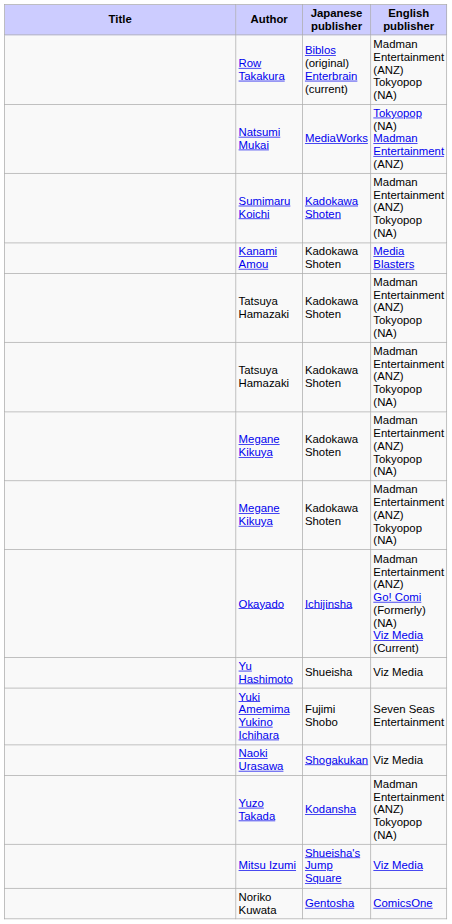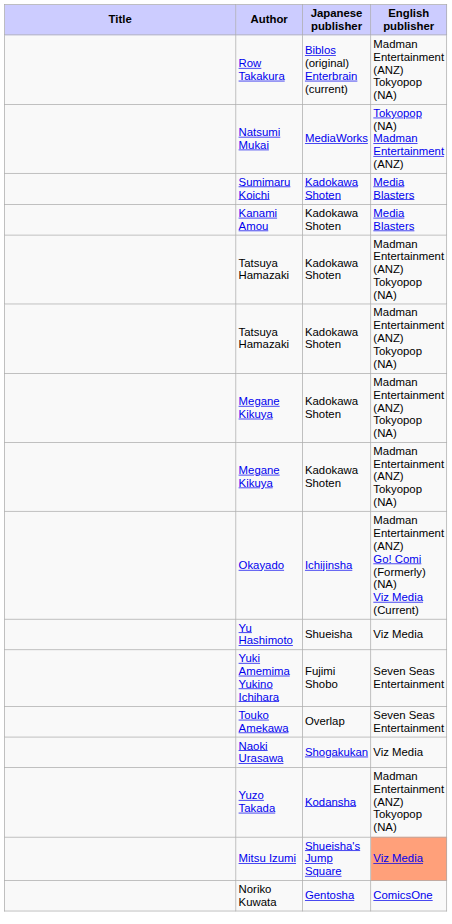(409, 208) Madman Entertainment (ANZ) Tokyopop (NA) -> (394, 188) Media Blasters
+ row: (264, 721)
(398, 866) no background -> (398, 858) lightsalmon background
